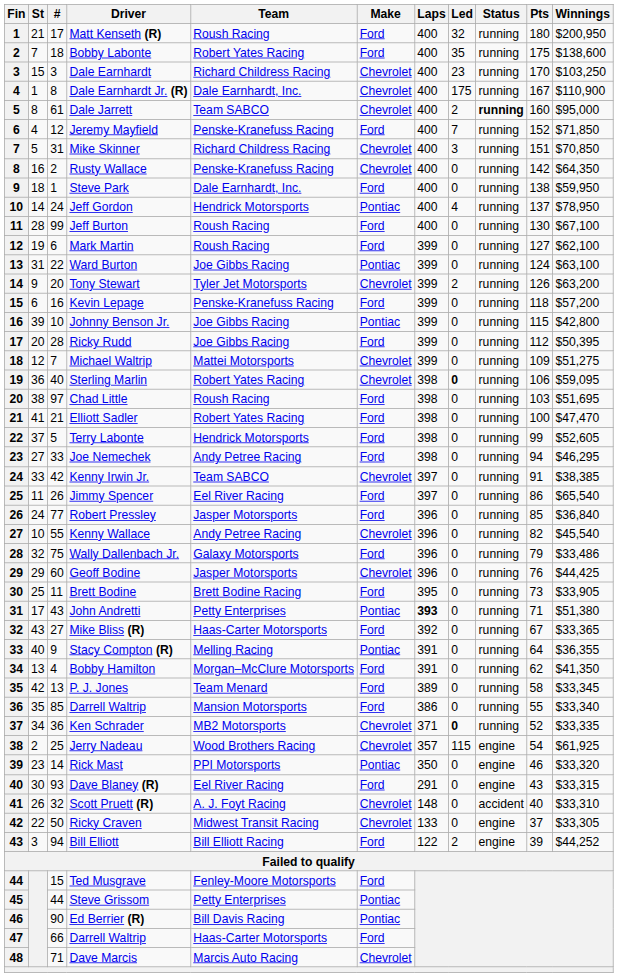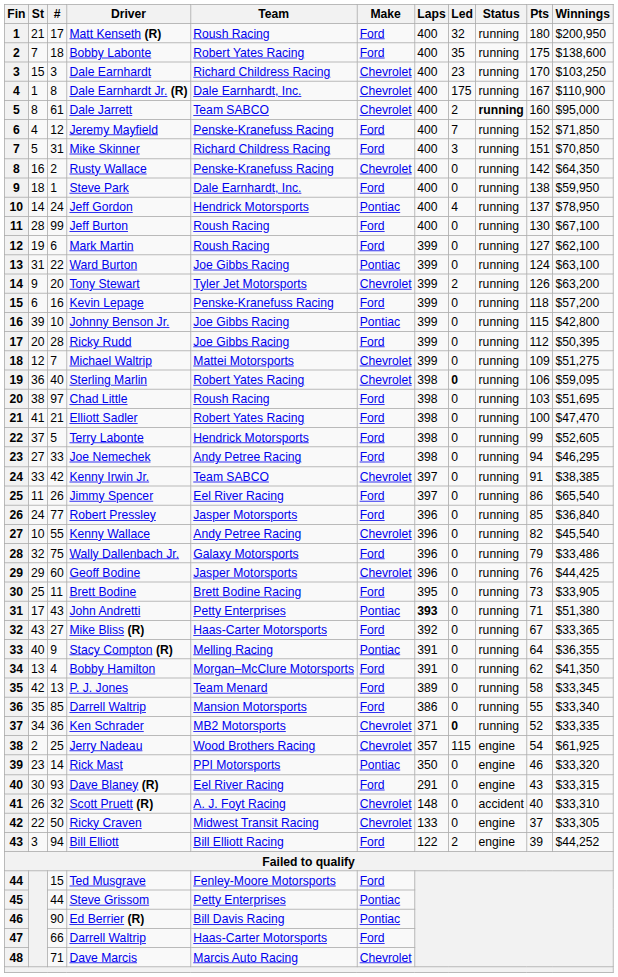(386, 149) Chevrolet -> (372, 149) Ford
